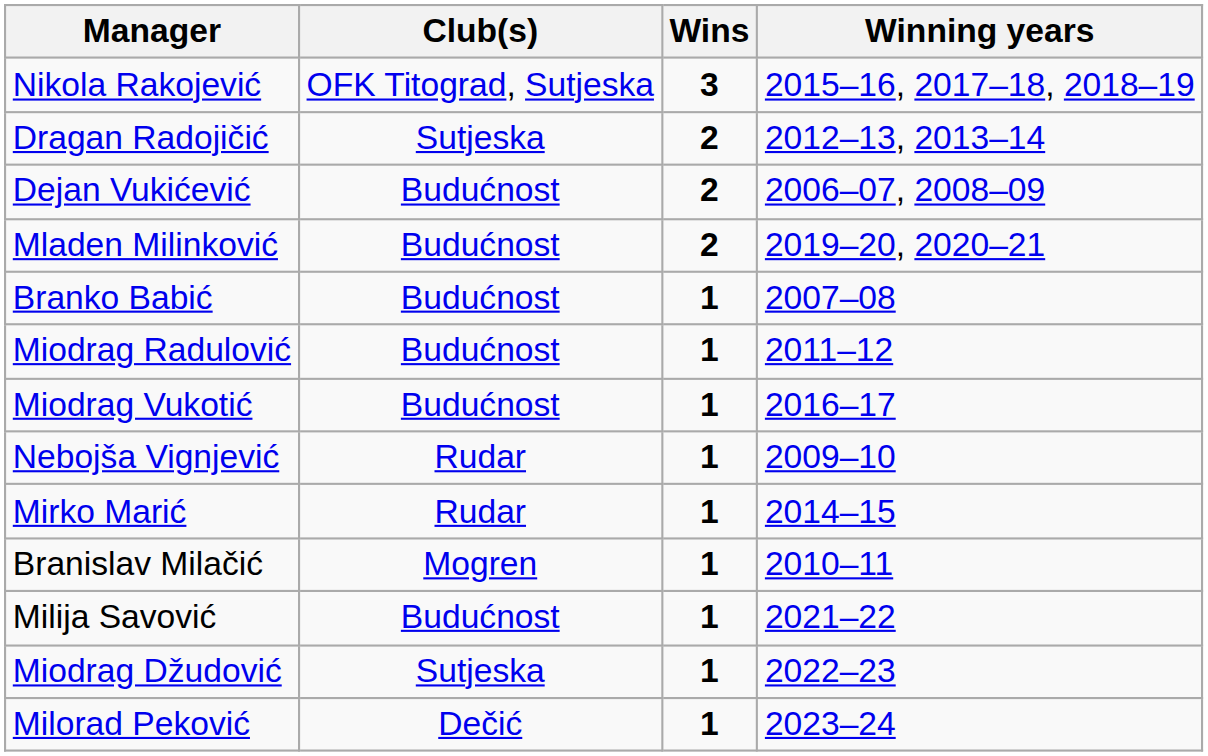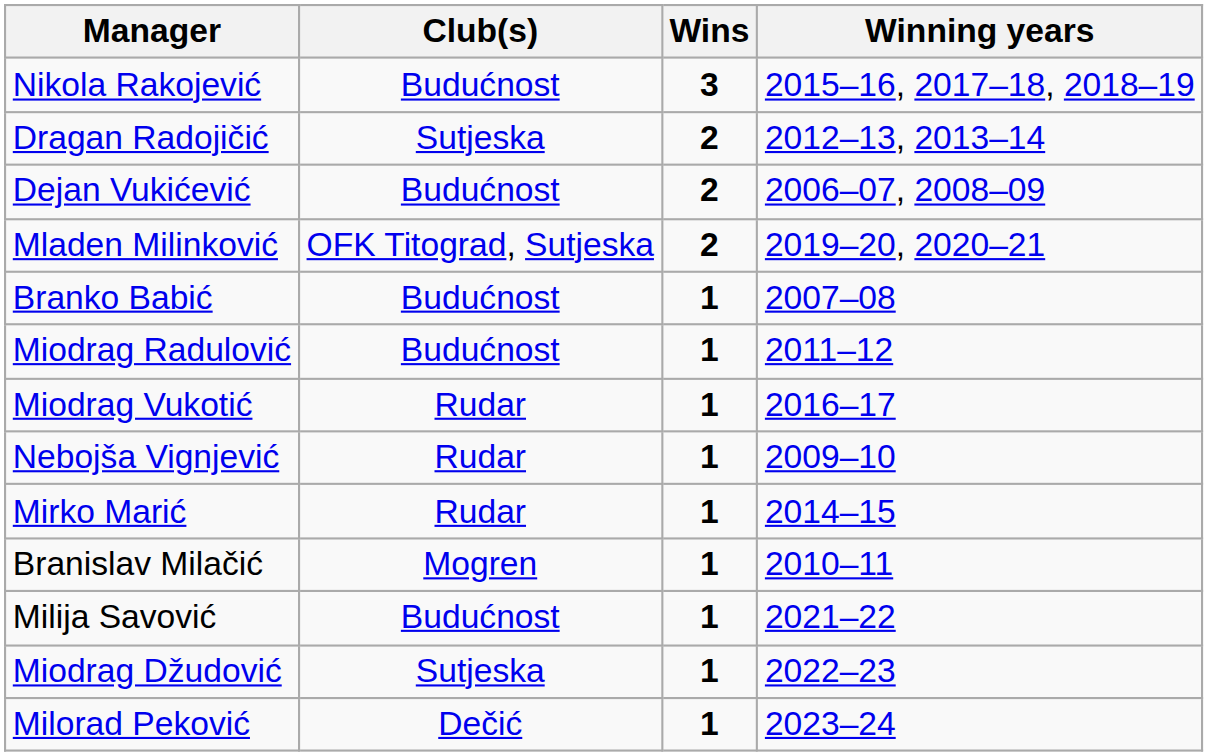(480, 84) OFK Titograd, Sutjeska -> (480, 84) Budućnost
(480, 244) Budućnost -> (480, 244) OFK Titograd, Sutjeska
(480, 404) Budućnost -> (480, 404) Rudar
